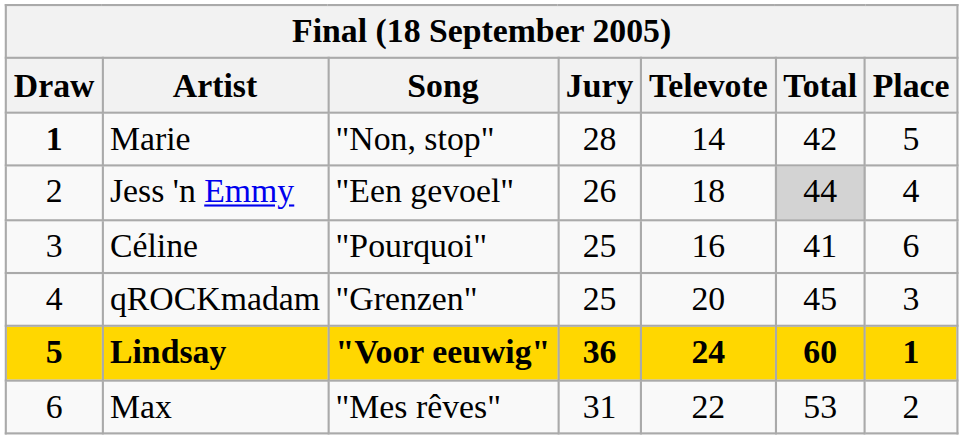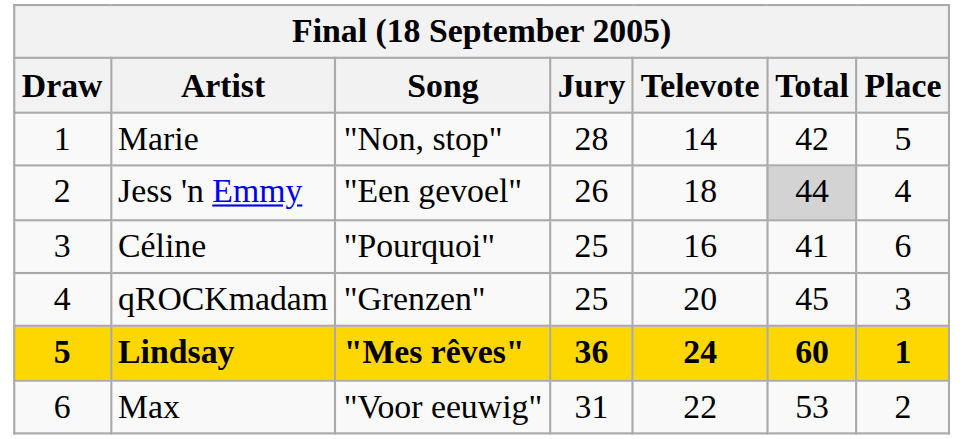(54, 138) bold -> (62, 138) normal
(443, 352) "Voor eeuwig" -> (434, 352) "Mes rêves"
(418, 406) "Mes rêves" -> (443, 406) "Voor eeuwig"
